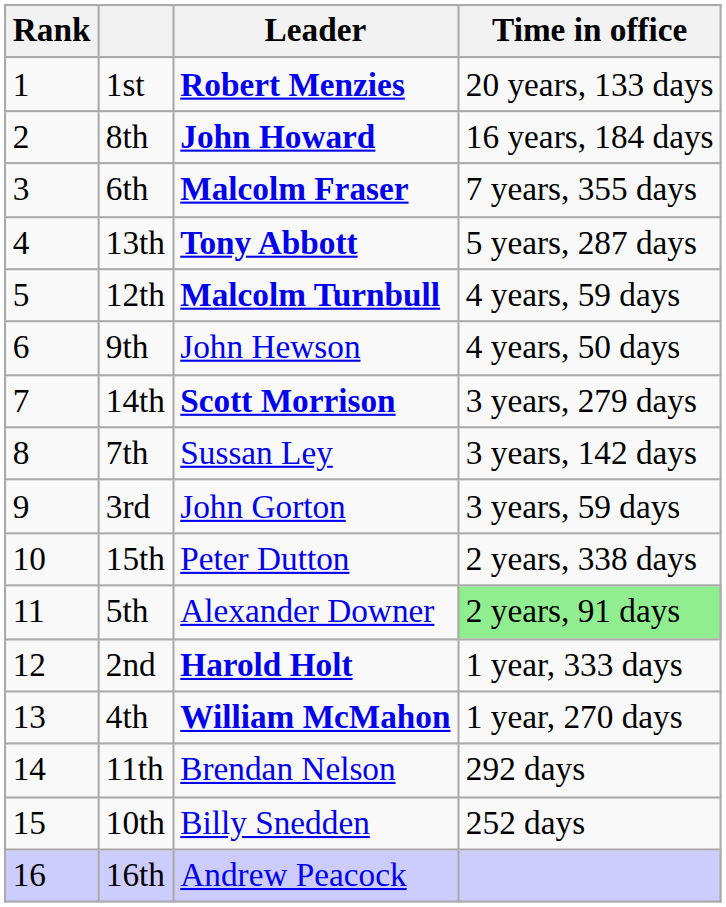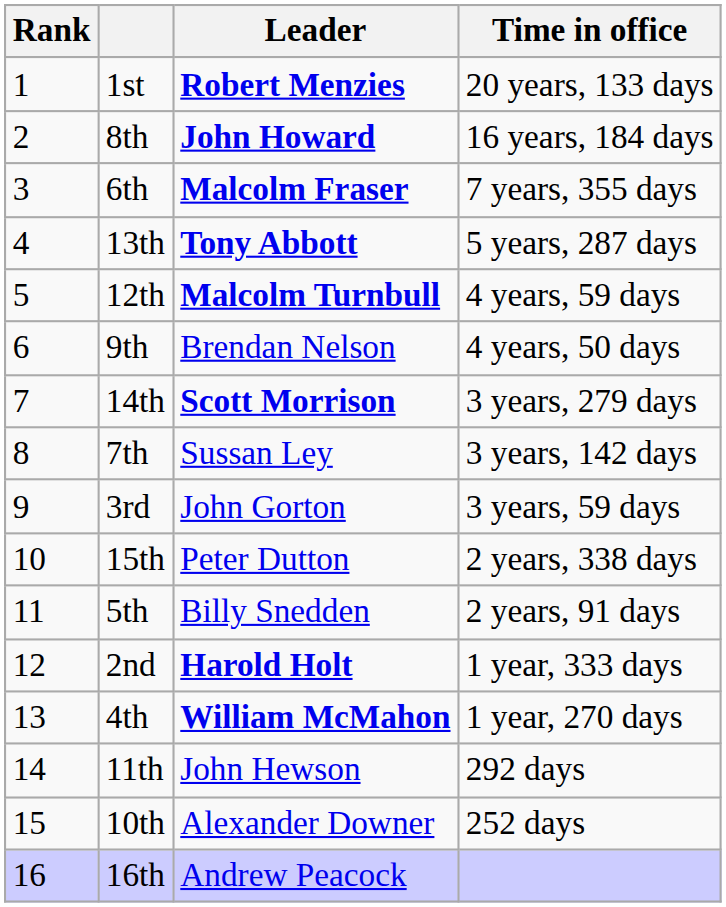(270, 347) John Hewson -> (288, 347) Brendan Nelson
(307, 611) Alexander Downer -> (275, 611) Billy Snedden
(573, 611) lightgreen background -> (573, 611) no background
(288, 769) Brendan Nelson -> (270, 769) John Hewson
(275, 822) Billy Snedden -> (307, 822) Alexander Downer
